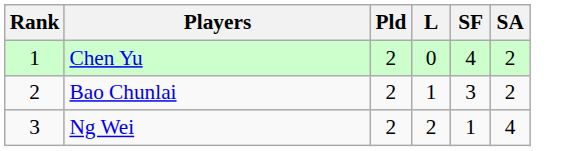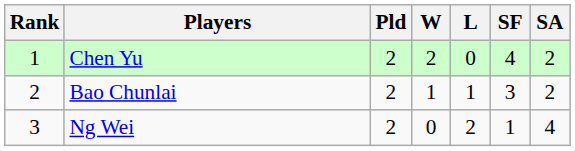+ column: (431, 22)
